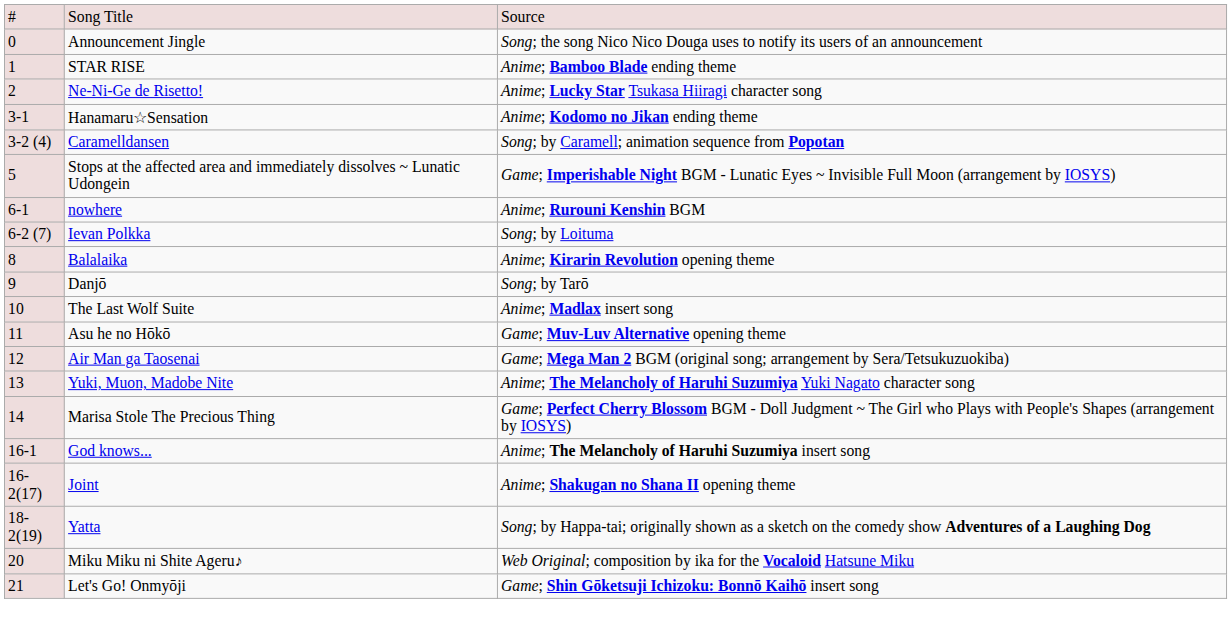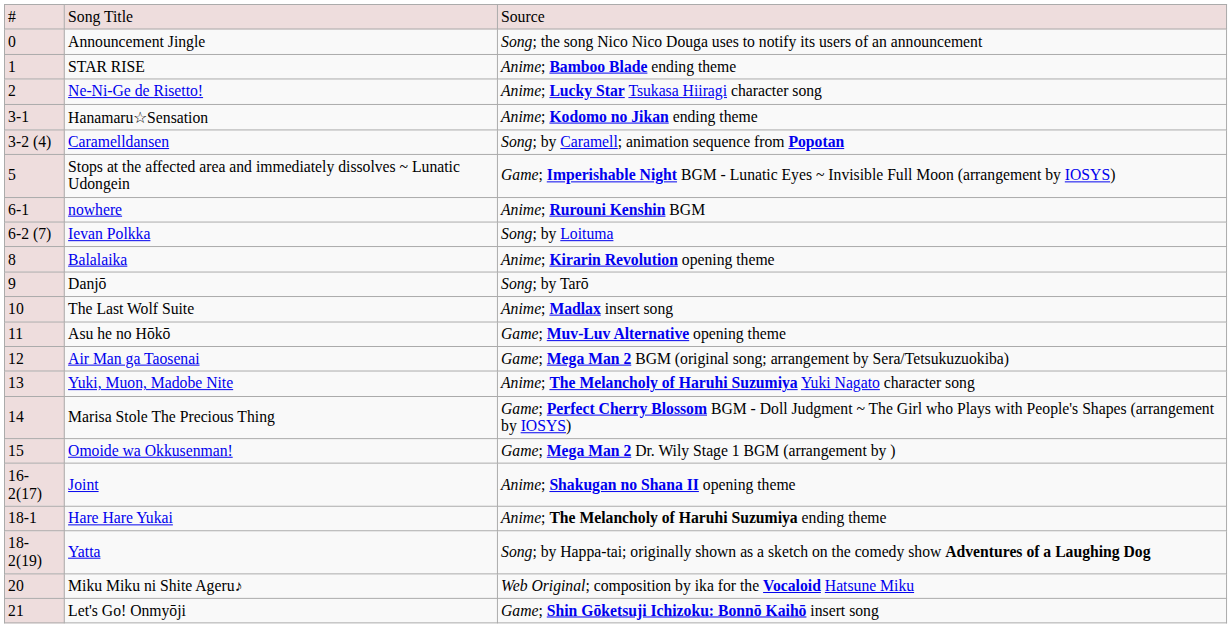+ row: (150, 451)
- row: (110, 451)
+ row: (120, 518)
